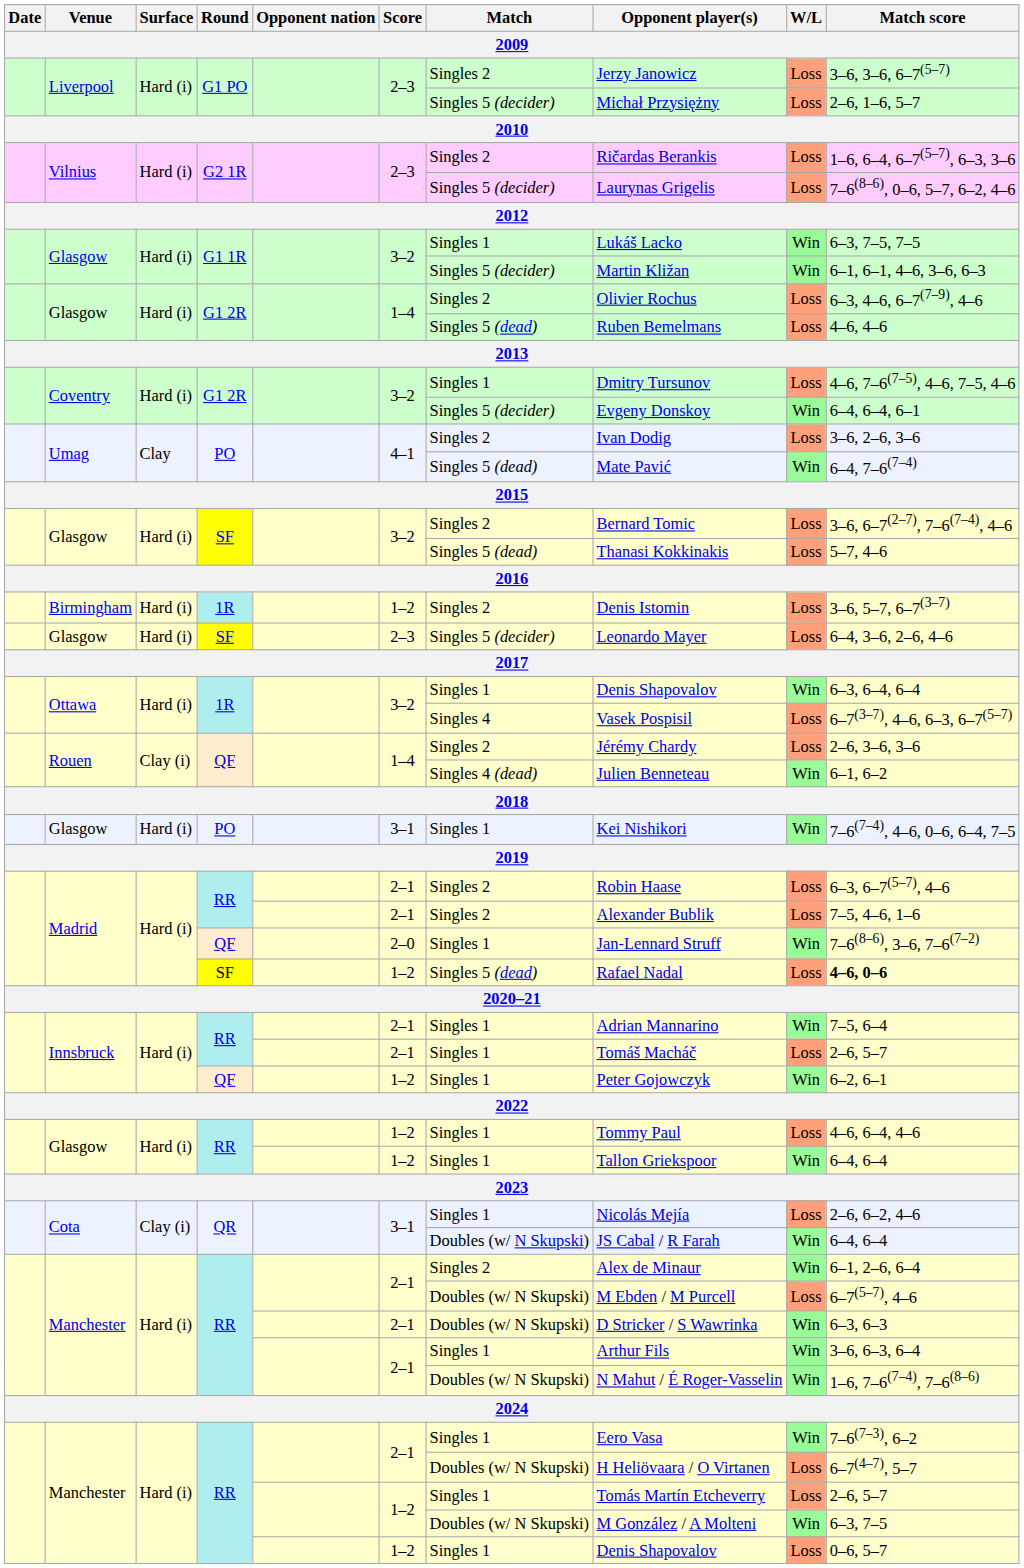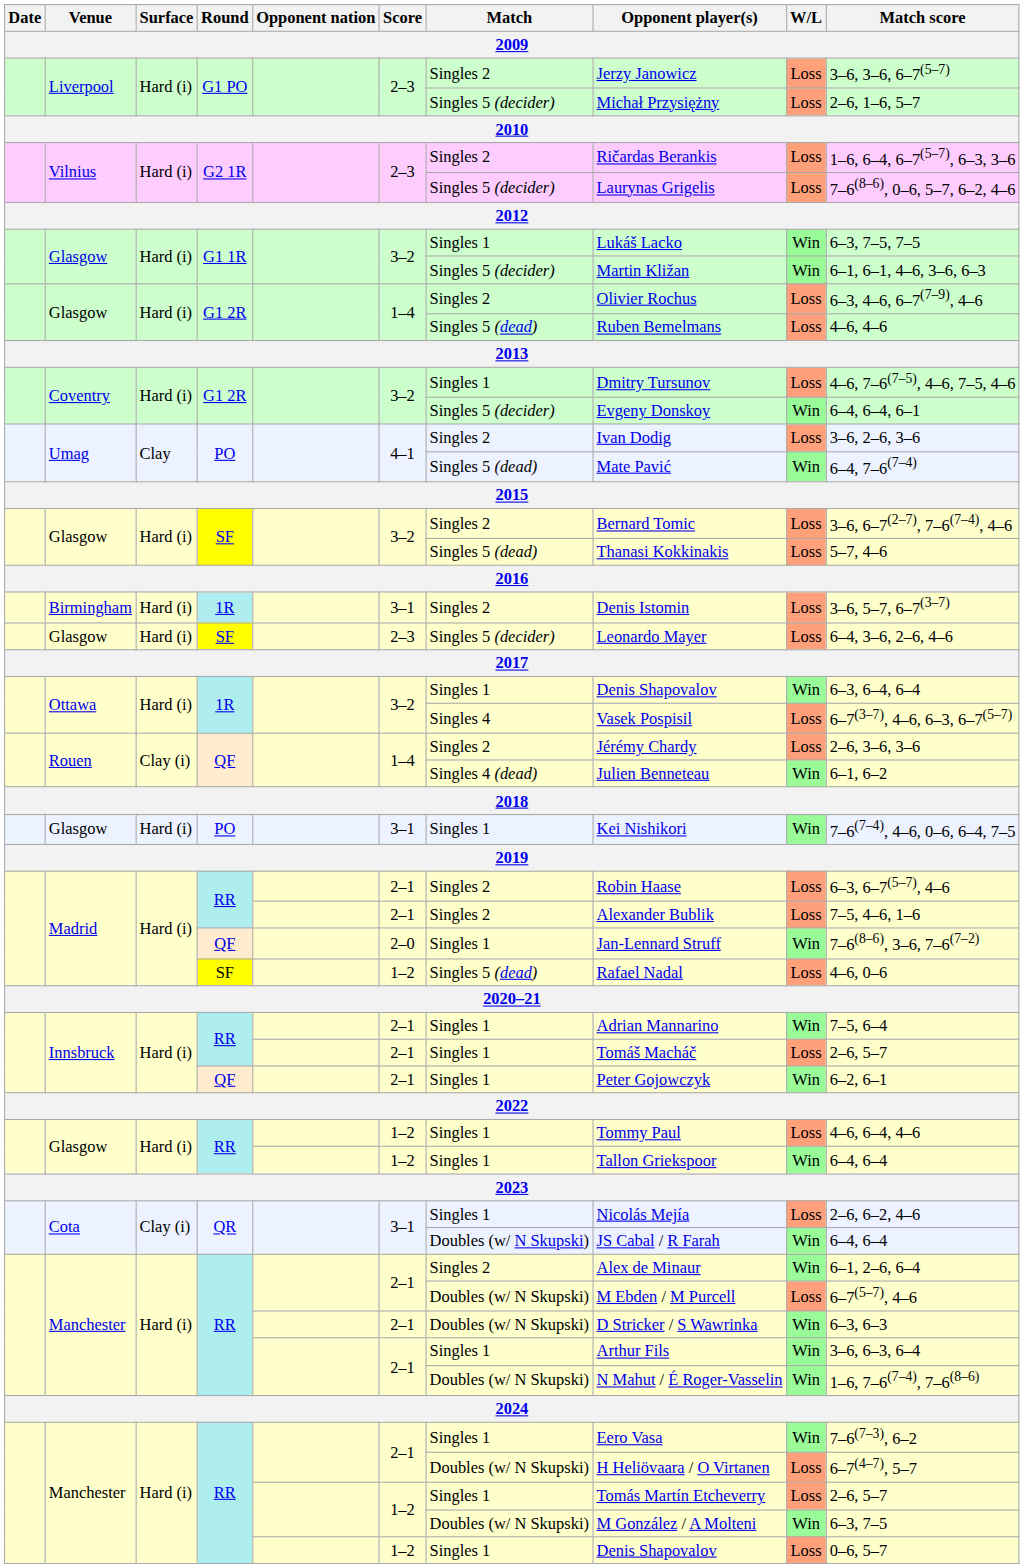(402, 607) 1–2 -> (402, 607) 3–1
(858, 972) bold -> (858, 972) normal
(402, 1079) 1–2 -> (402, 1079) 2–1
